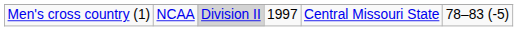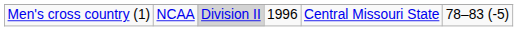(282, 15) 1997 -> (282, 15) 1996
